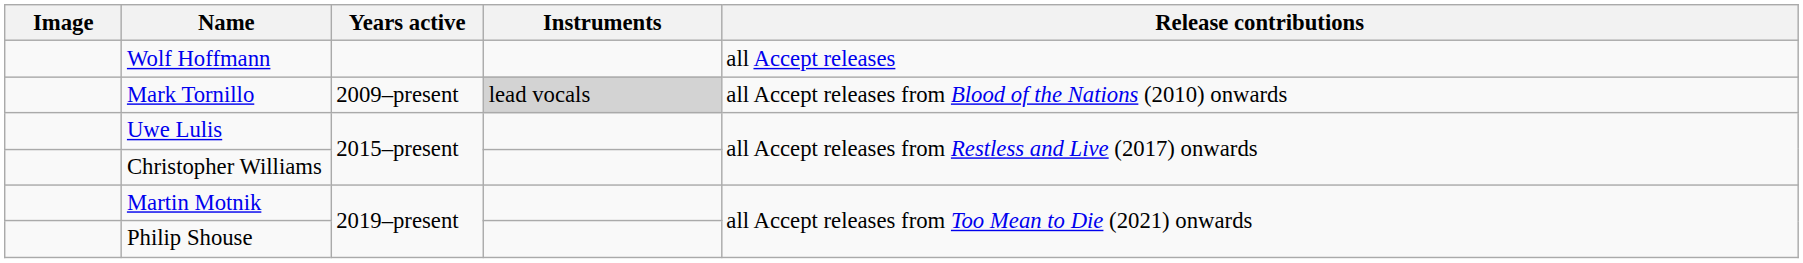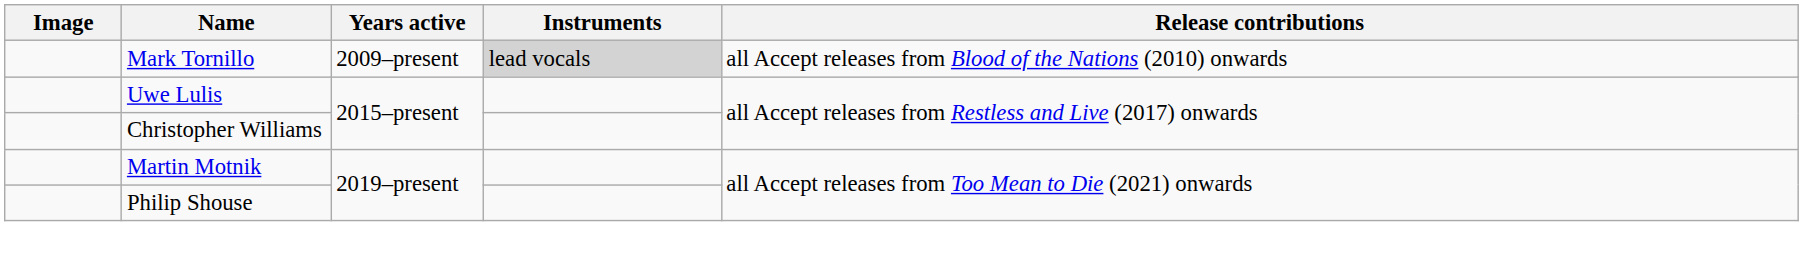- row: (199, 58)
